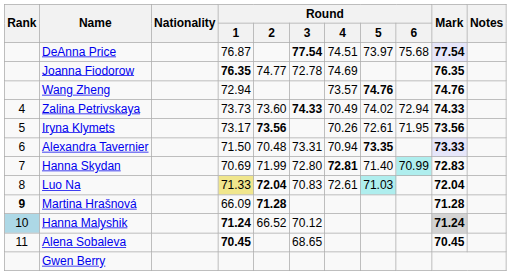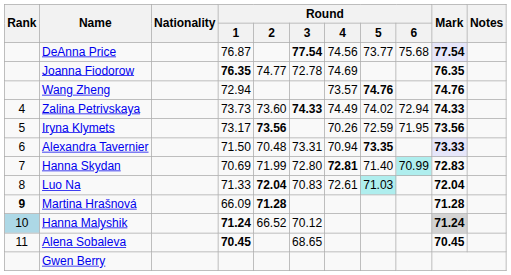(343, 52) 74.51 -> (343, 52) 74.56
(378, 52) 73.97 -> (378, 52) 73.77
(343, 109) 70.49 -> (343, 109) 74.49
(378, 128) 72.61 -> (378, 128) 72.59
(236, 185) khaki background -> (236, 185) no background
